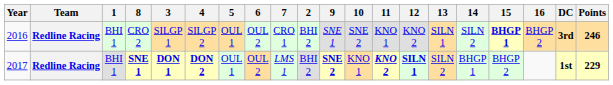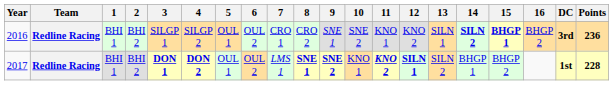columns swapped: (308, 13) <-> (138, 13)
(473, 36) normal -> (473, 36) bold
(592, 36) 246 -> (592, 36) 236
(592, 66) 229 -> (592, 66) 228
